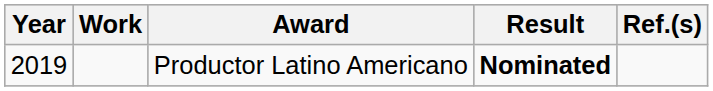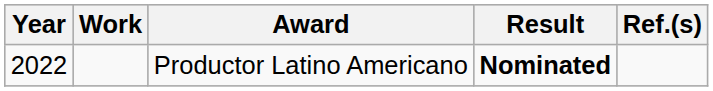(39, 65) 2019 -> (39, 65) 2022
